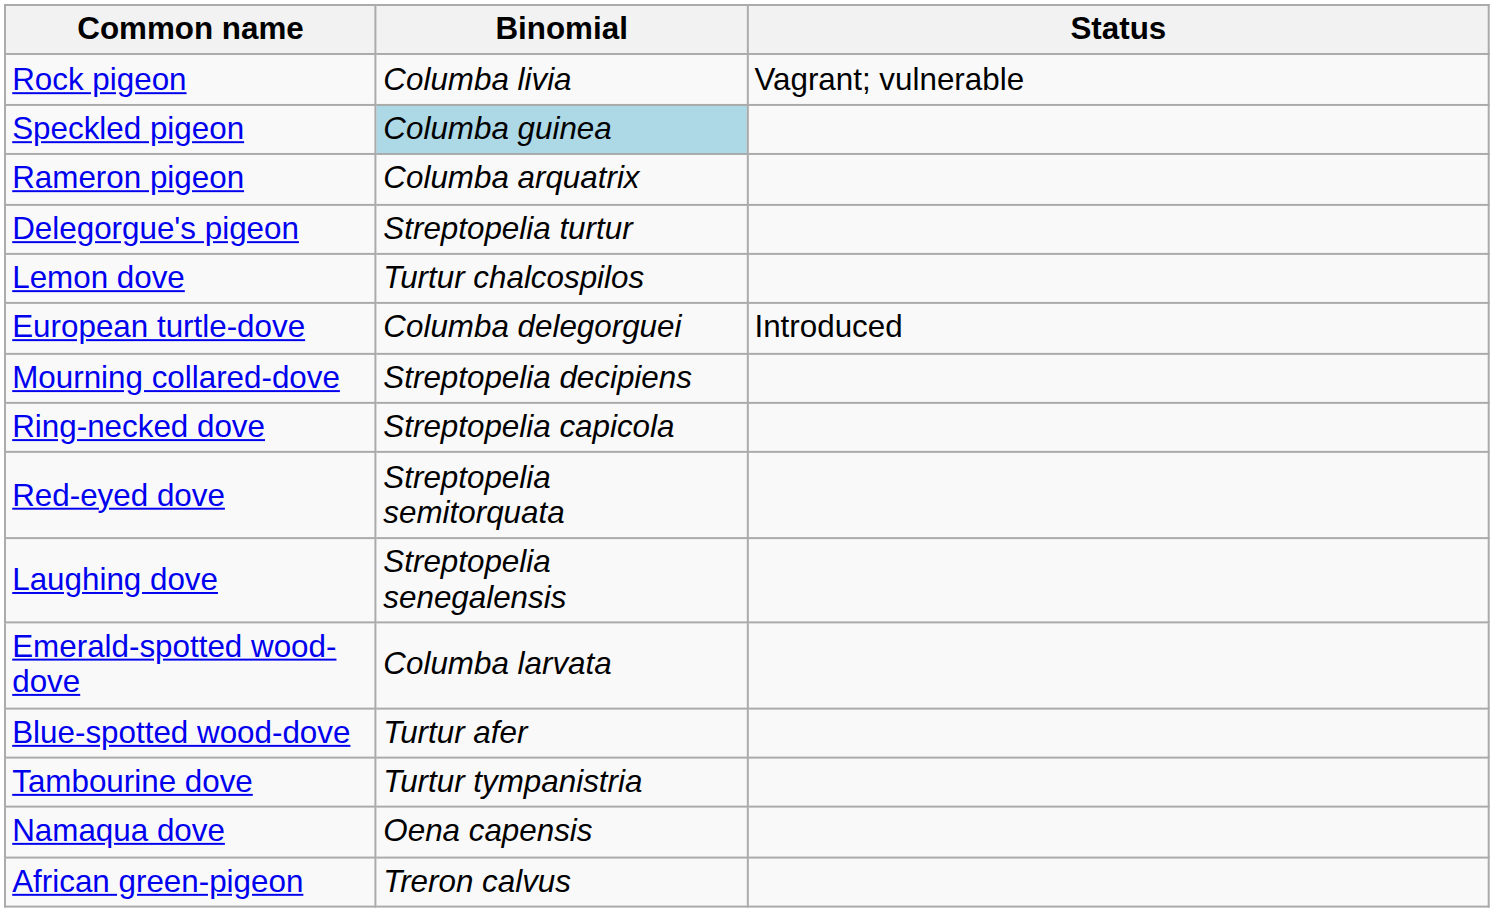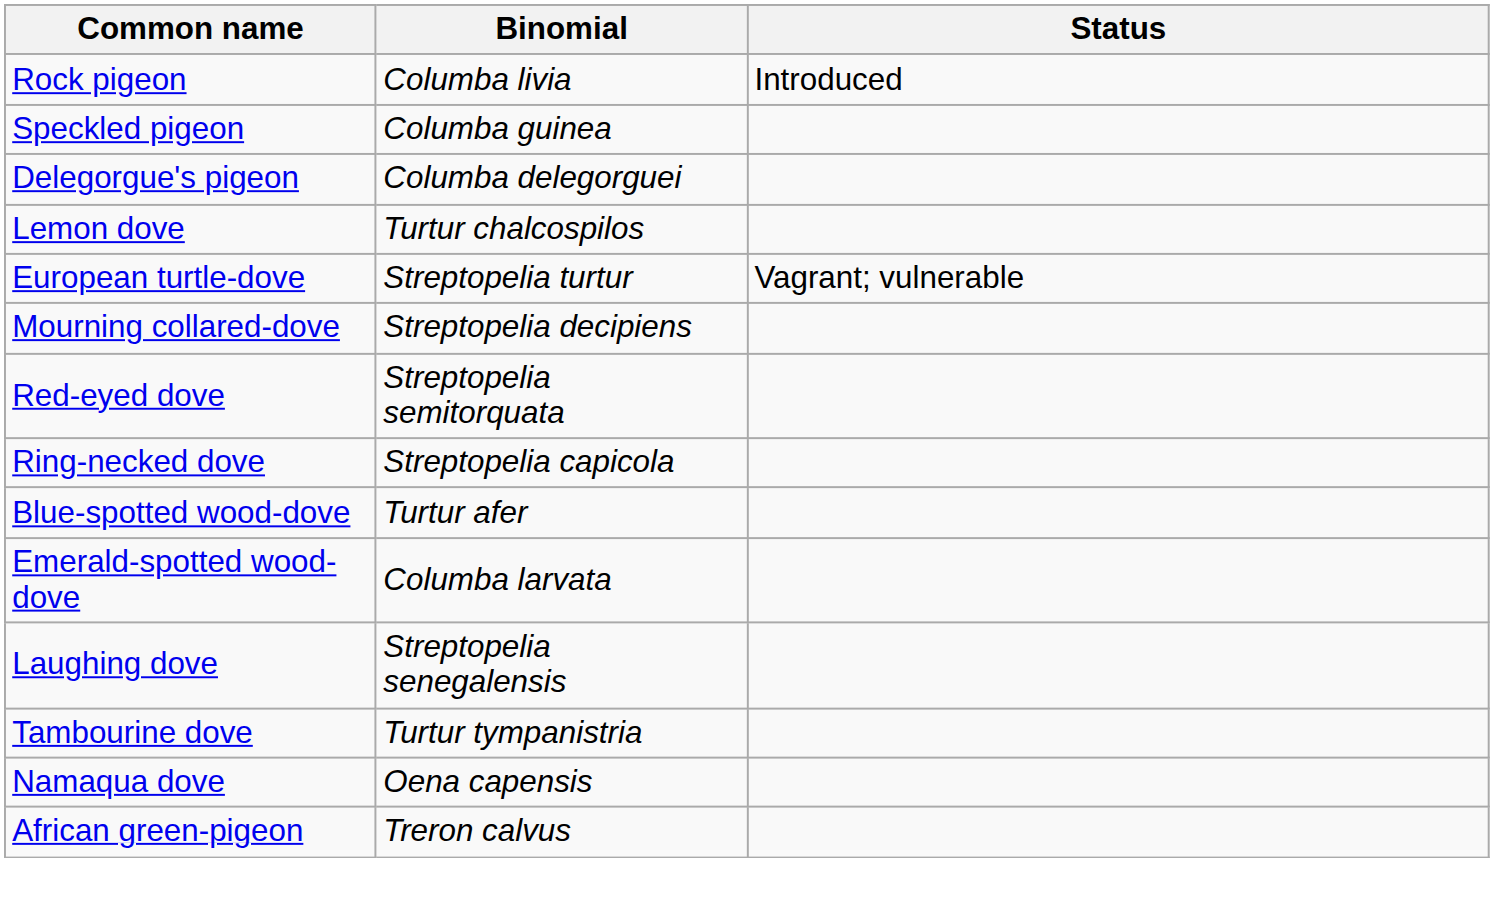(889, 79) Vagrant; vulnerable -> (829, 79) Introduced
(498, 128) lightblue background -> (498, 128) no background
- row: (128, 178)
(508, 228) Streptopelia turtur -> (532, 178) Columba delegorguei
(532, 327) Columba delegorguei -> (508, 278) Streptopelia turtur
(829, 327) Introduced -> (889, 278) Vagrant; vulnerable
rows swapped: (119, 494) <-> (139, 427)
rows swapped: (115, 579) <-> (181, 732)
